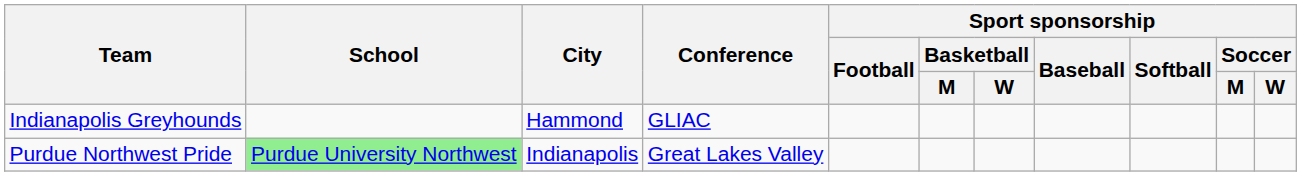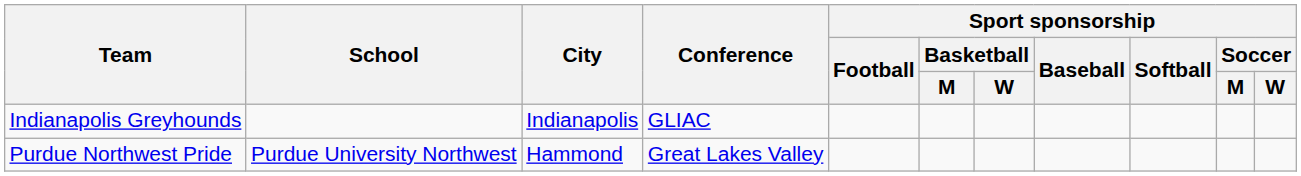(575, 120) Hammond -> (582, 120) Indianapolis
(384, 154) lightgreen background -> (384, 154) no background
(582, 154) Indianapolis -> (575, 154) Hammond
